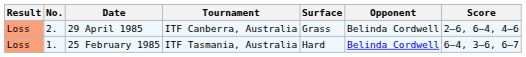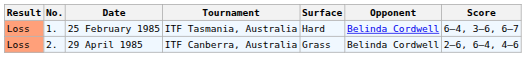rows swapped: (114, 44) <-> (105, 28)
